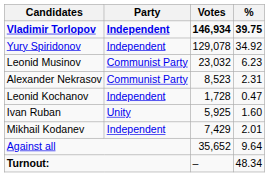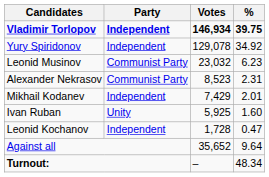rows swapped: (46, 130) <-> (48, 96)
